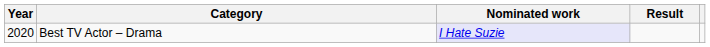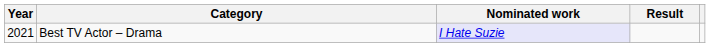(20, 33) 2020 -> (20, 33) 2021
